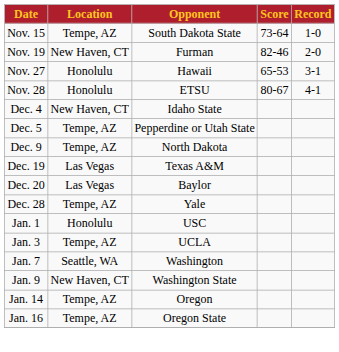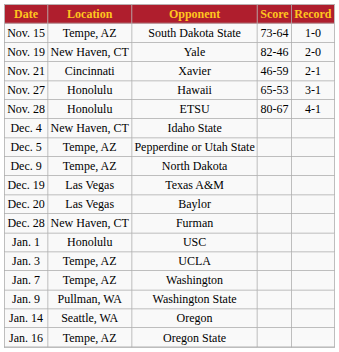(195, 52) Furman -> (195, 52) Yale
+ row: (26, 71)
(90, 204) Tempe, AZ -> (90, 223) New Haven, CT
(195, 204) Yale -> (195, 223) Furman
(90, 261) Seattle, WA -> (90, 280) Tempe, AZ
(90, 280) New Haven, CT -> (90, 299) Pullman, WA
(90, 299) Tempe, AZ -> (90, 318) Seattle, WA
